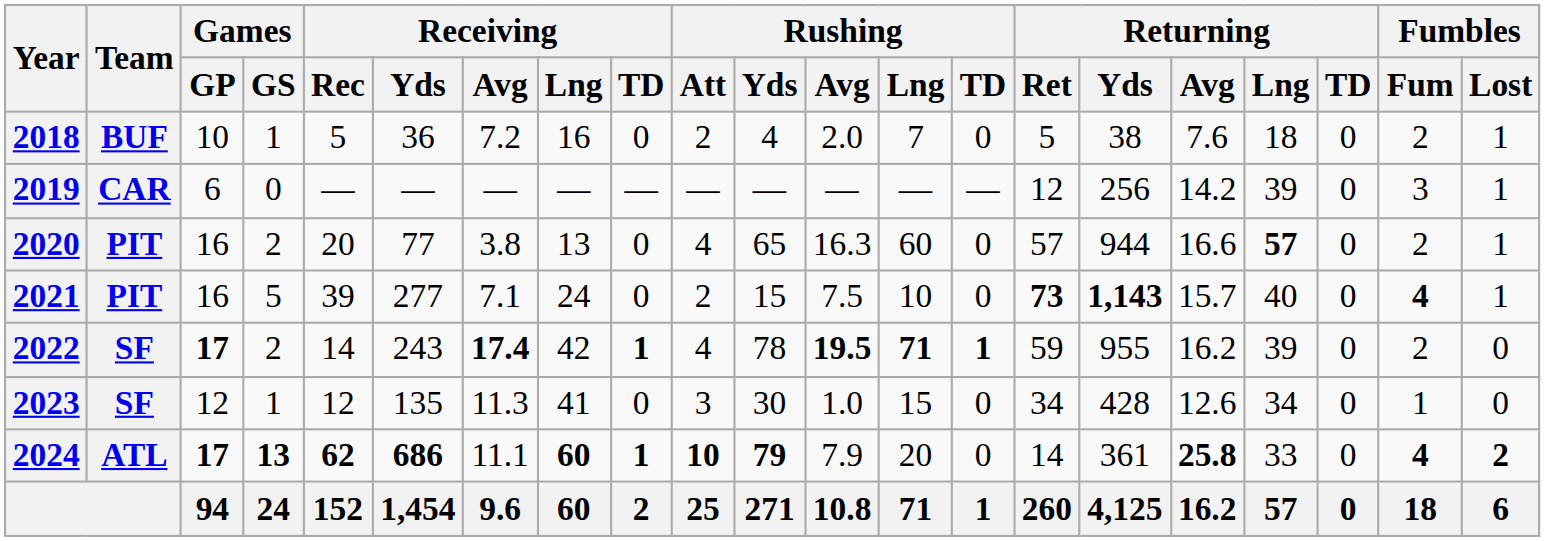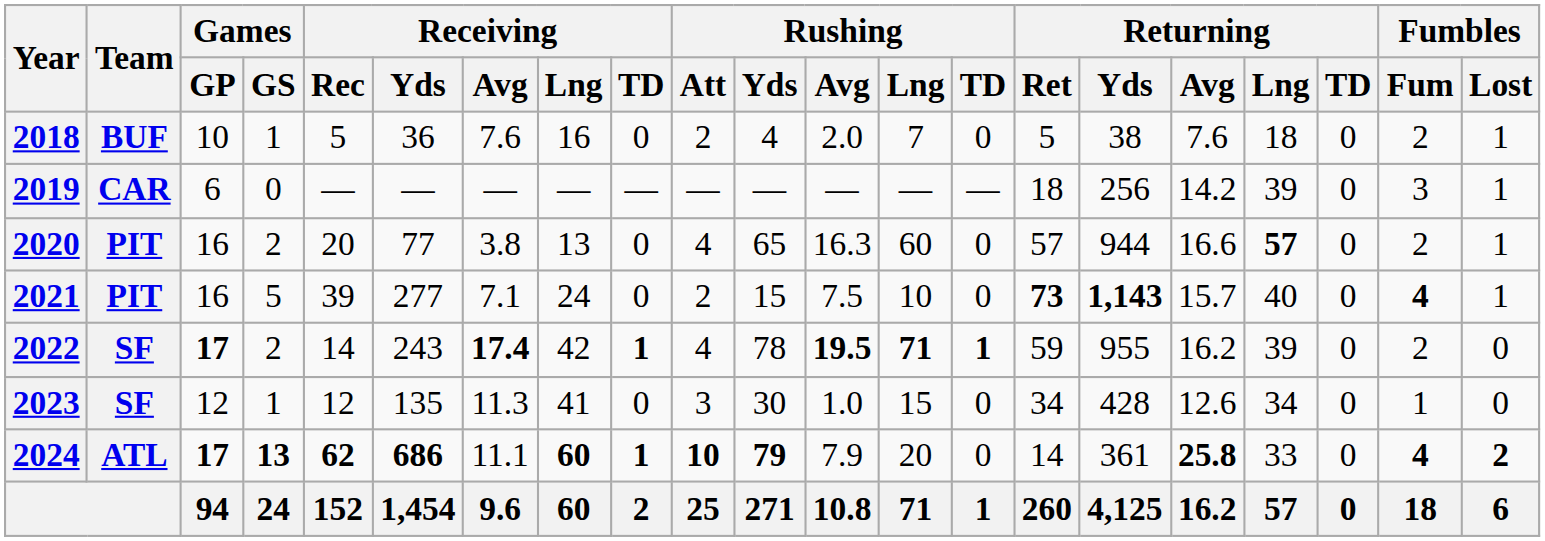(500, 137) 7.2 -> (500, 137) 7.6
(1047, 190) 12 -> (1047, 190) 18
